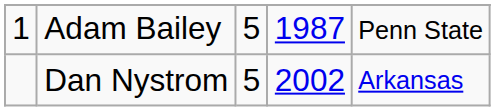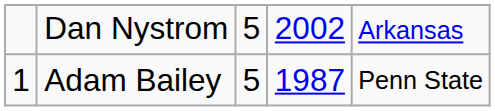rows swapped: (133, 29) <-> (136, 79)
